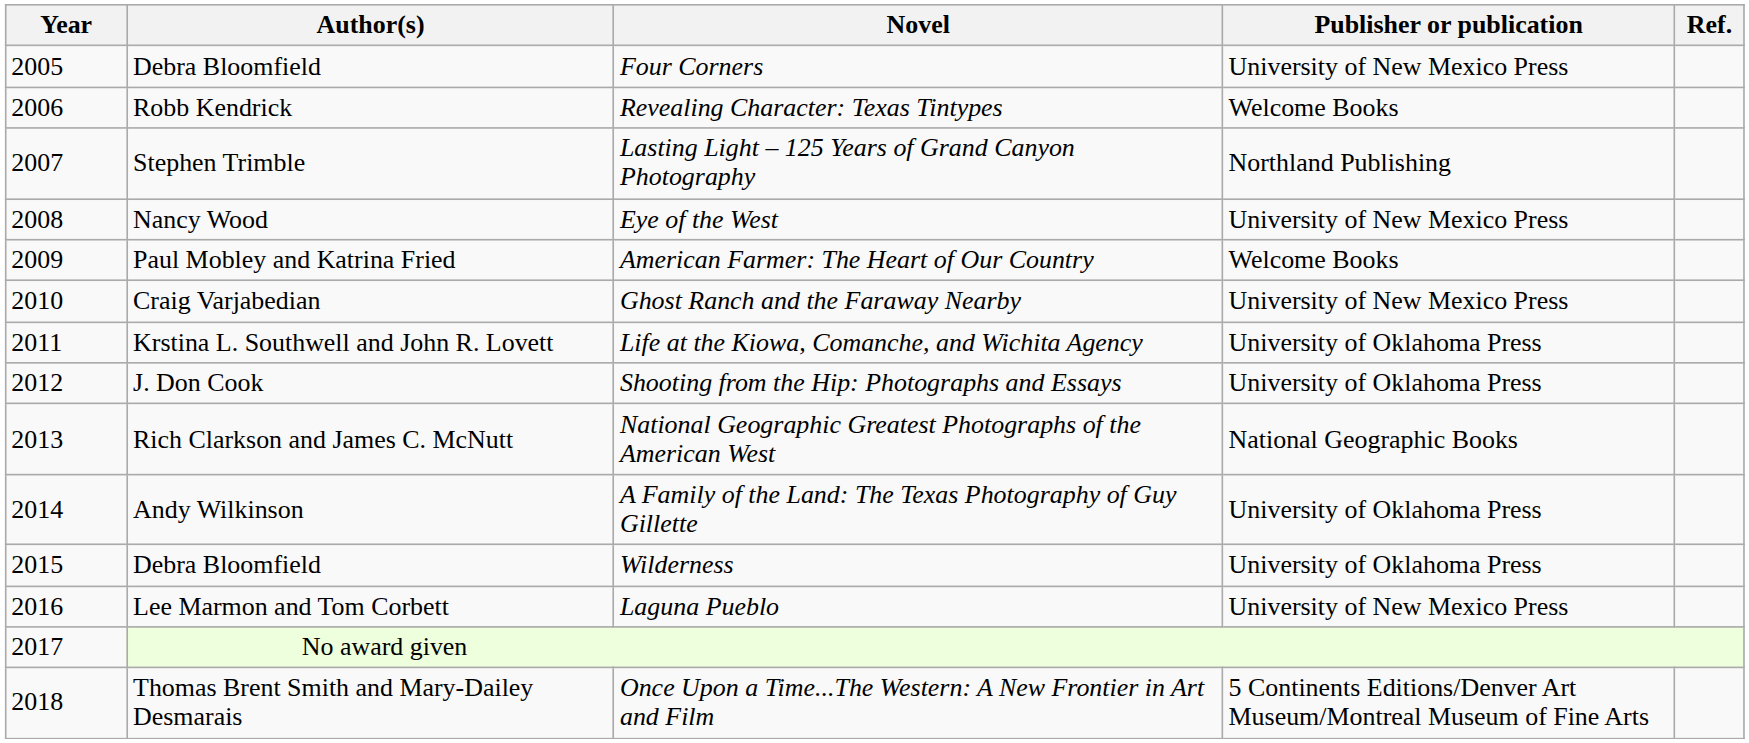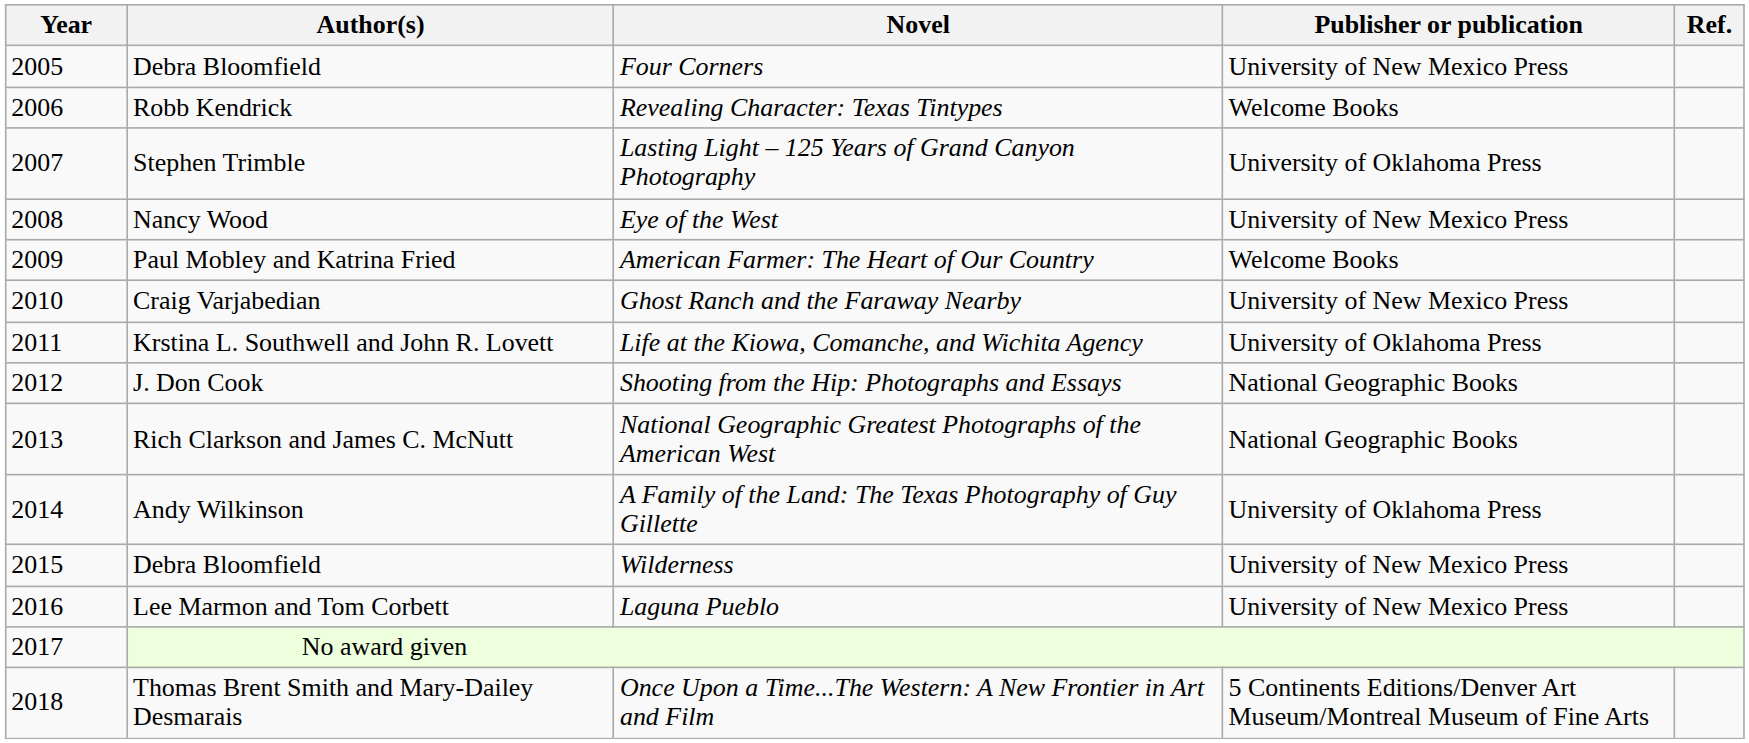(1340, 162) Northland Publishing -> (1385, 162) University of Oklahoma Press
(1385, 383) University of Oklahoma Press -> (1373, 383) National Geographic Books
(1385, 564) University of Oklahoma Press -> (1398, 564) University of New Mexico Press
